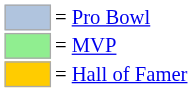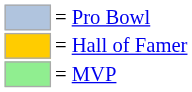rows swapped: (86, 45) <-> (121, 74)
